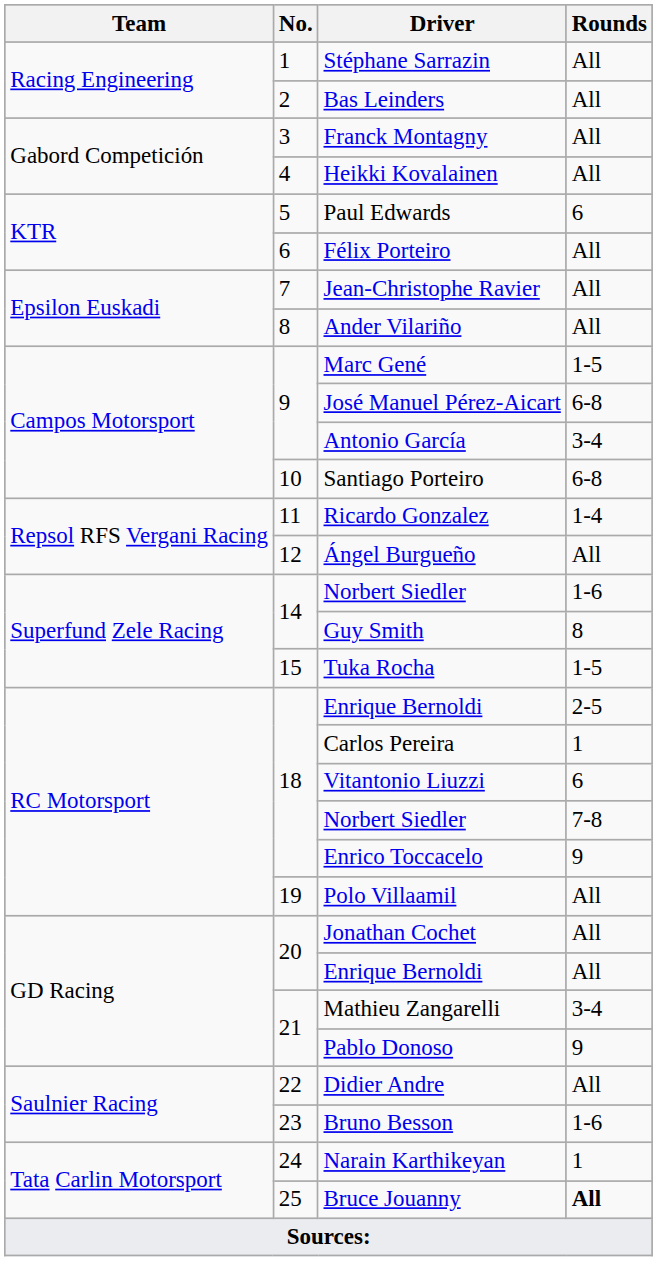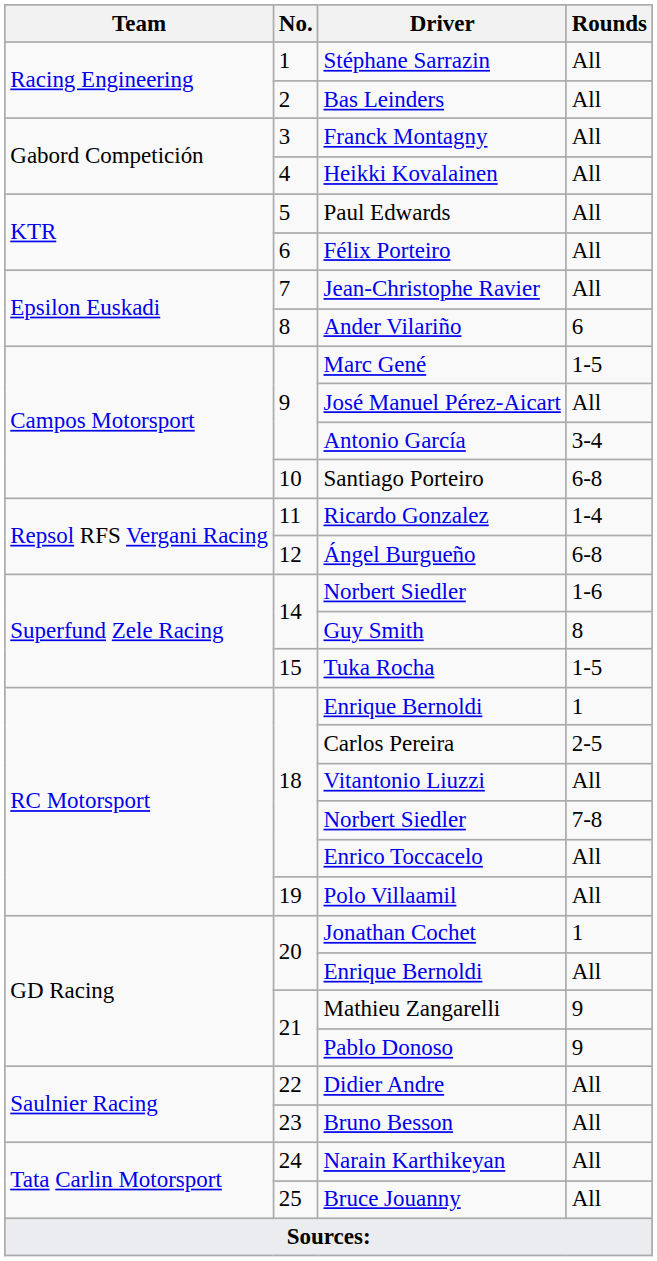(577, 212) 6 -> (586, 212) All
(586, 326) All -> (577, 326) 6
(587, 402) 6-8 -> (586, 402) All
(586, 553) All -> (587, 553) 6-8
(587, 705) 2-5 -> (577, 705) 1
(577, 743) 1 -> (587, 743) 2-5
(577, 781) 6 -> (586, 781) All
(577, 857) 9 -> (586, 857) All
(586, 933) All -> (577, 933) 1
(587, 1008) 3-4 -> (577, 1008) 9
(587, 1122) 1-6 -> (586, 1122) All
(577, 1160) 1 -> (586, 1160) All
(586, 1198) bold -> (586, 1198) normal
